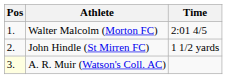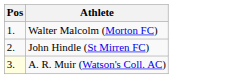- column: (195, 13)
